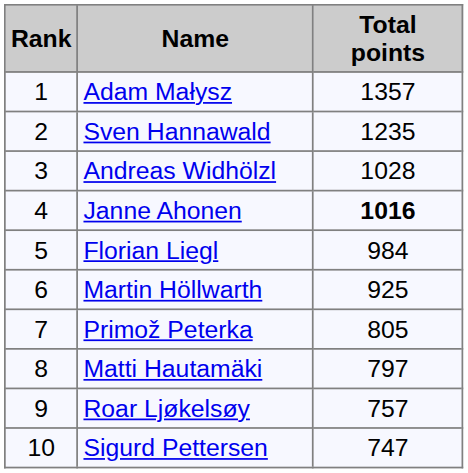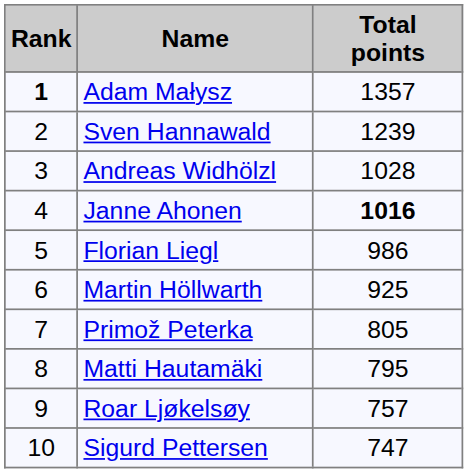(41, 92) normal -> (41, 92) bold
(388, 131) 1235 -> (388, 131) 1239
(388, 250) 984 -> (388, 250) 986
(388, 369) 797 -> (388, 369) 795
